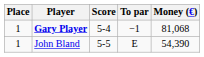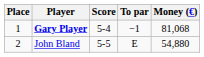(18, 44) 1 -> (18, 44) 2
(175, 44) 54,390 -> (175, 44) 54,880
